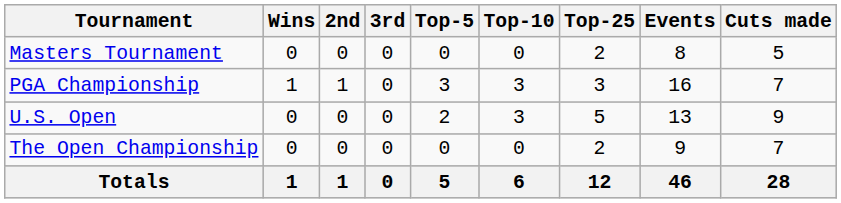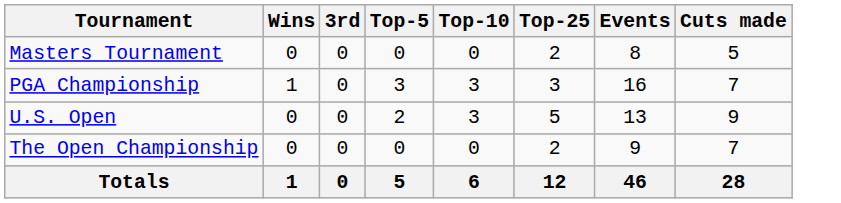- column: (343, 21)
